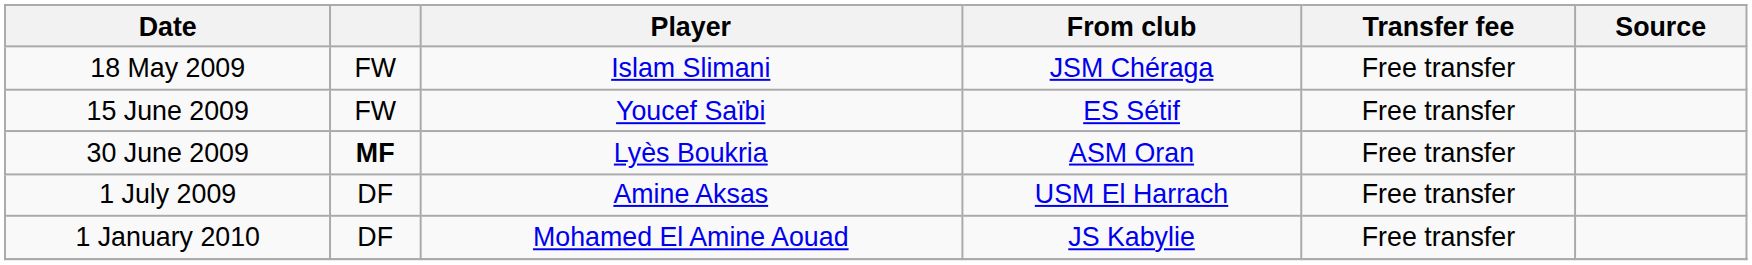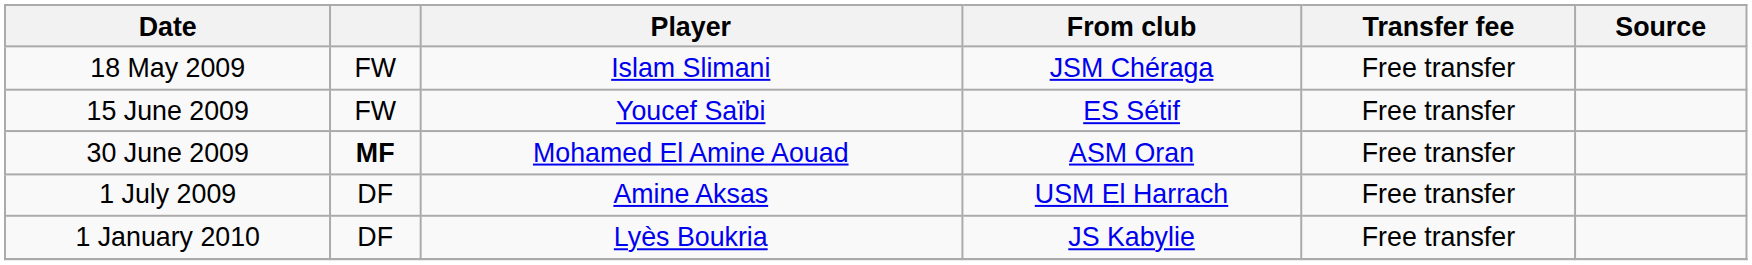(691, 152) Lyès Boukria -> (691, 152) Mohamed El Amine Aouad
(691, 237) Mohamed El Amine Aouad -> (691, 237) Lyès Boukria
